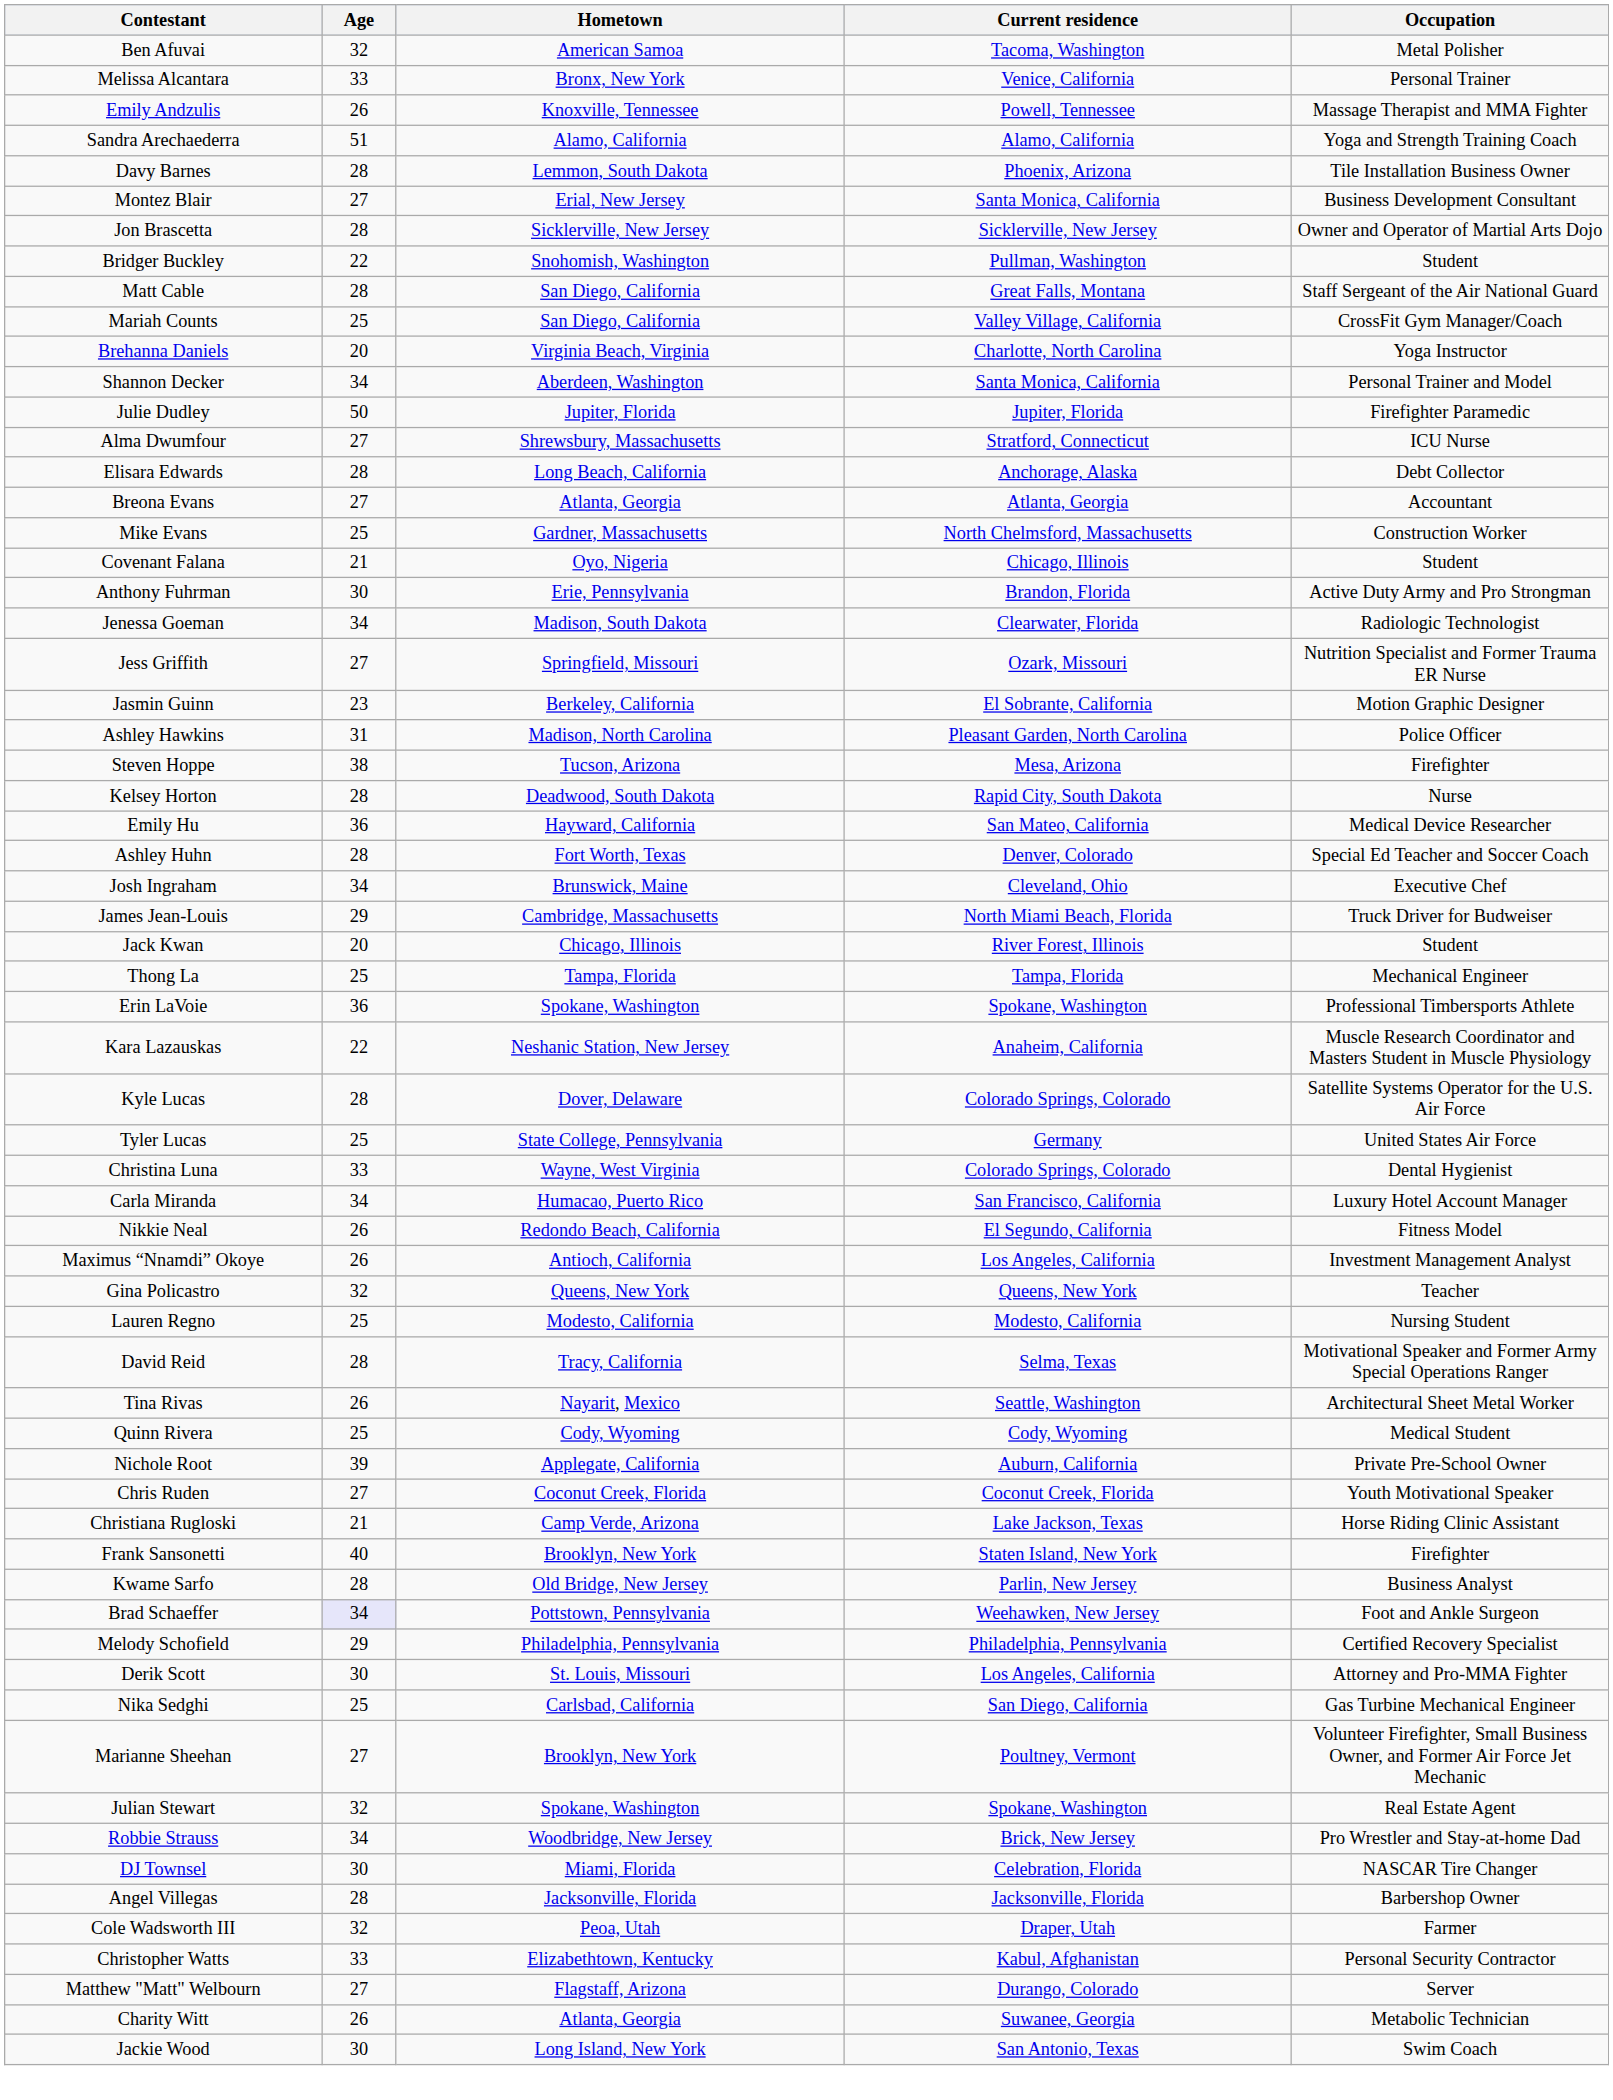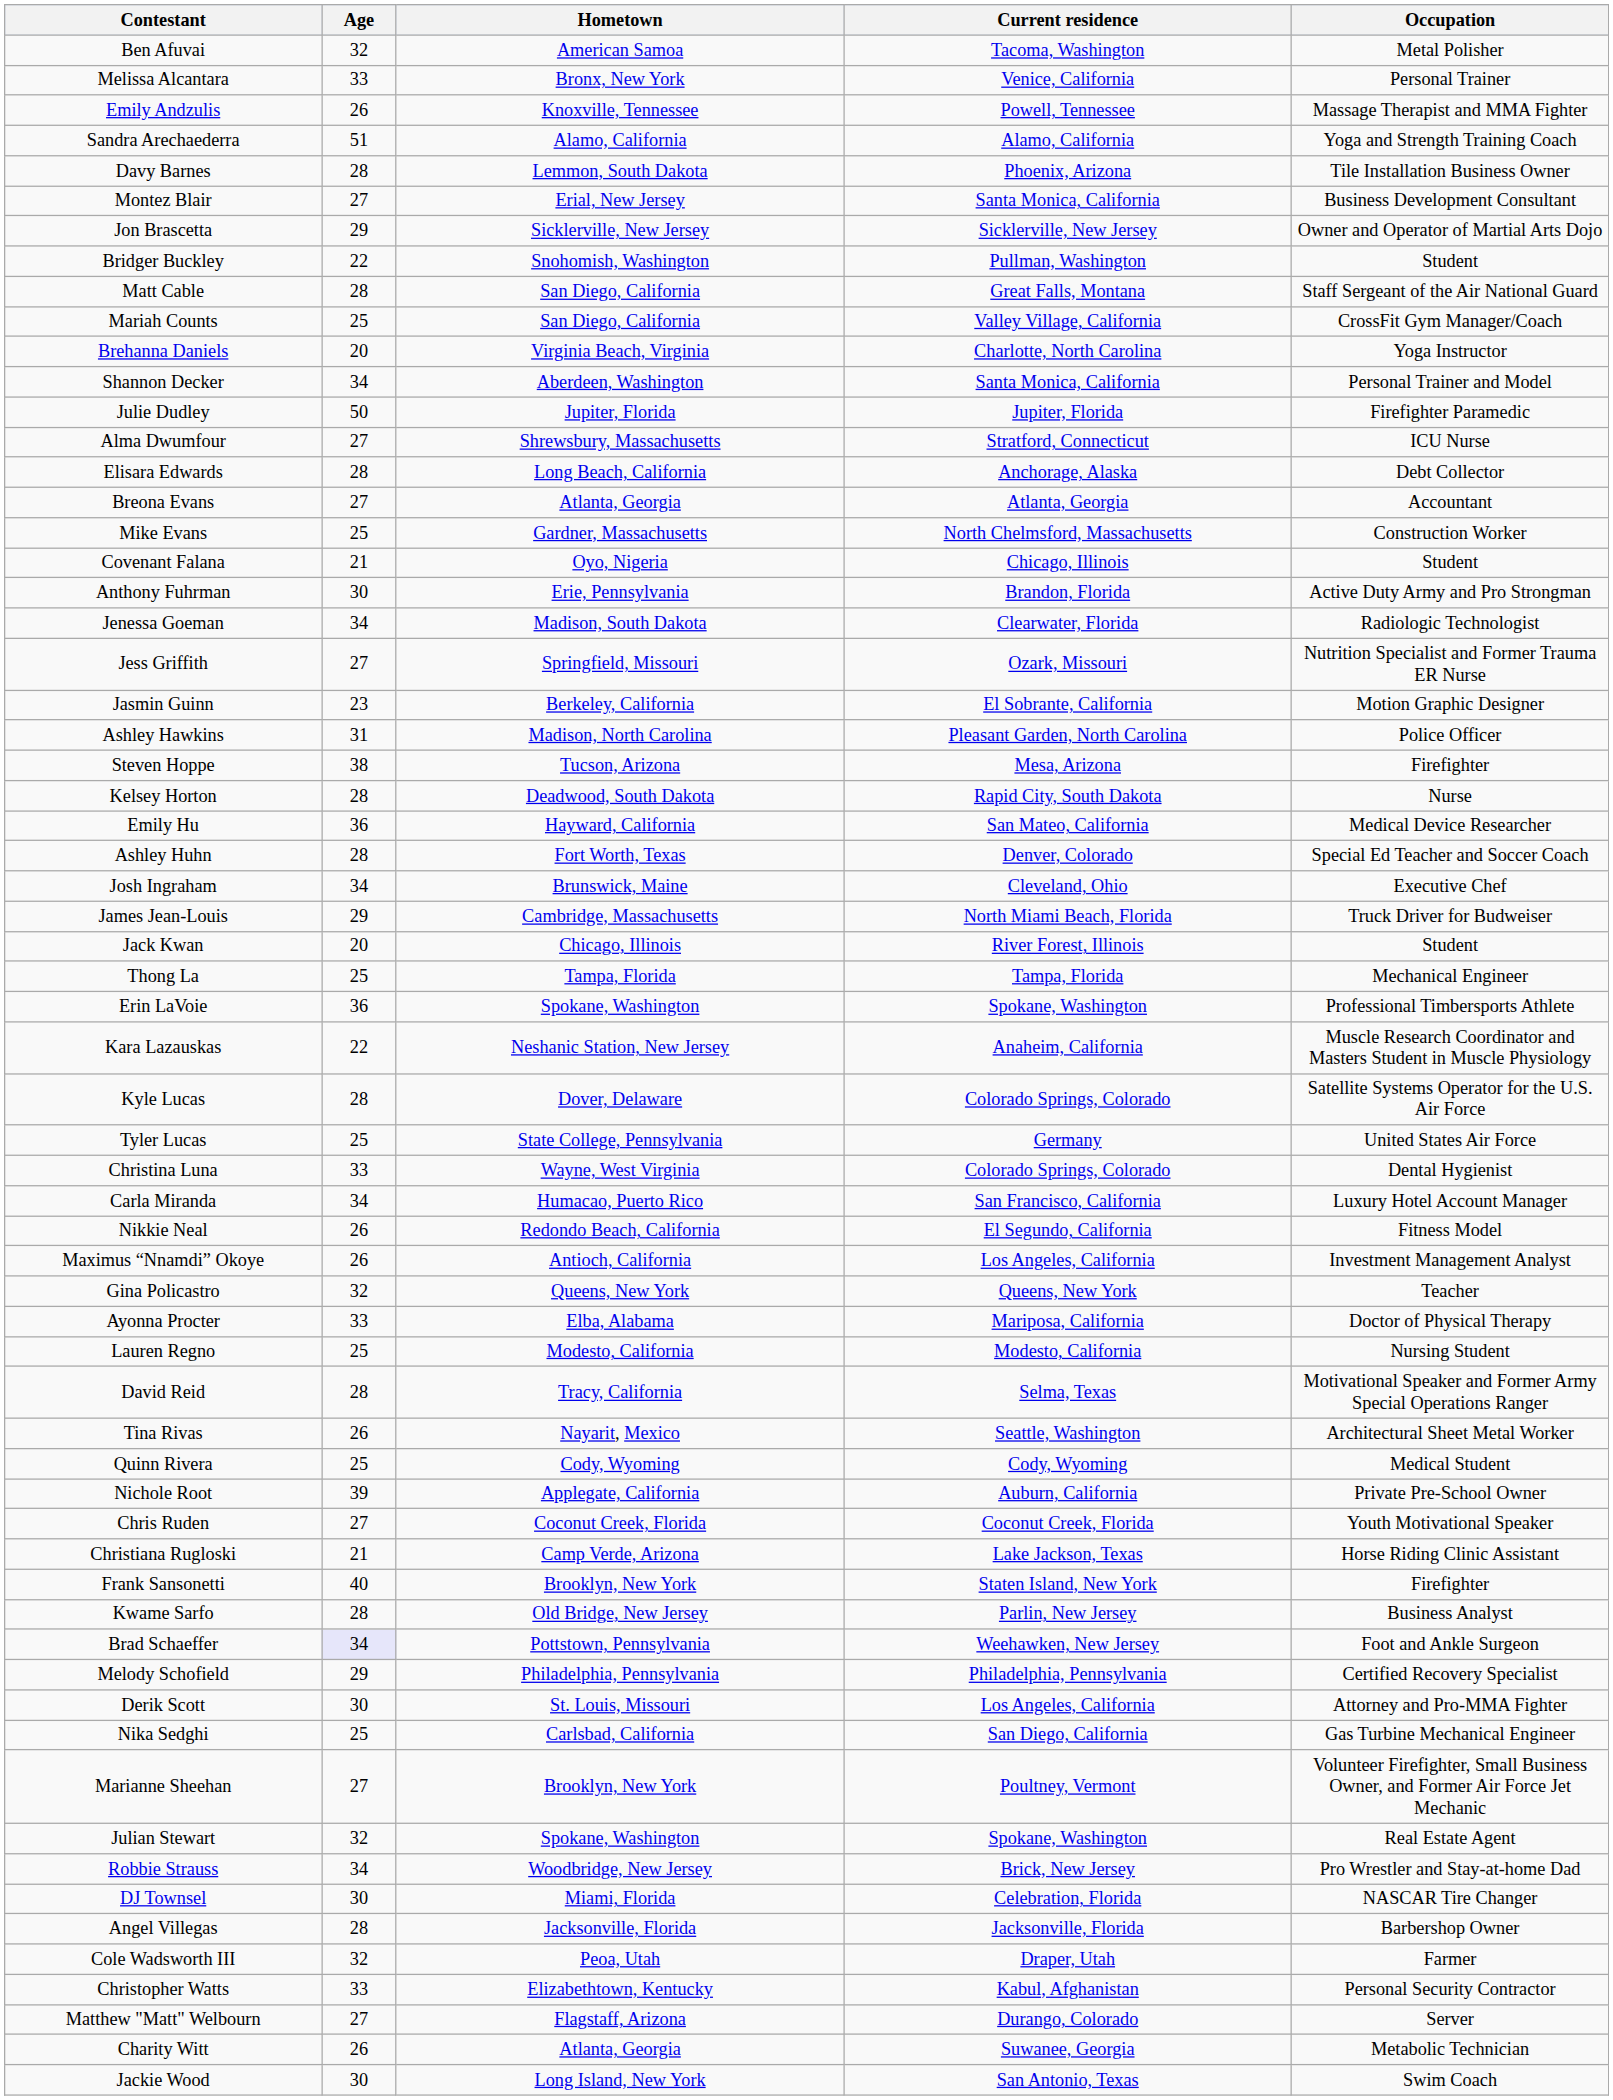(359, 231) 28 -> (359, 231) 29
+ row: (163, 1321)
